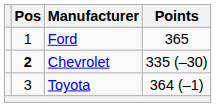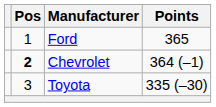(177, 62) 335 (–30) -> (177, 62) 364 (–1)
(177, 85) 364 (–1) -> (177, 85) 335 (–30)
